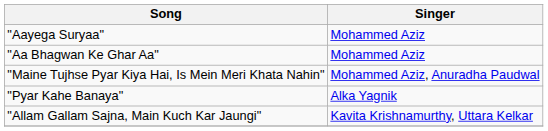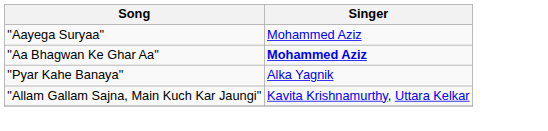(378, 55) normal -> (317, 55) bold
- row: (166, 75)
